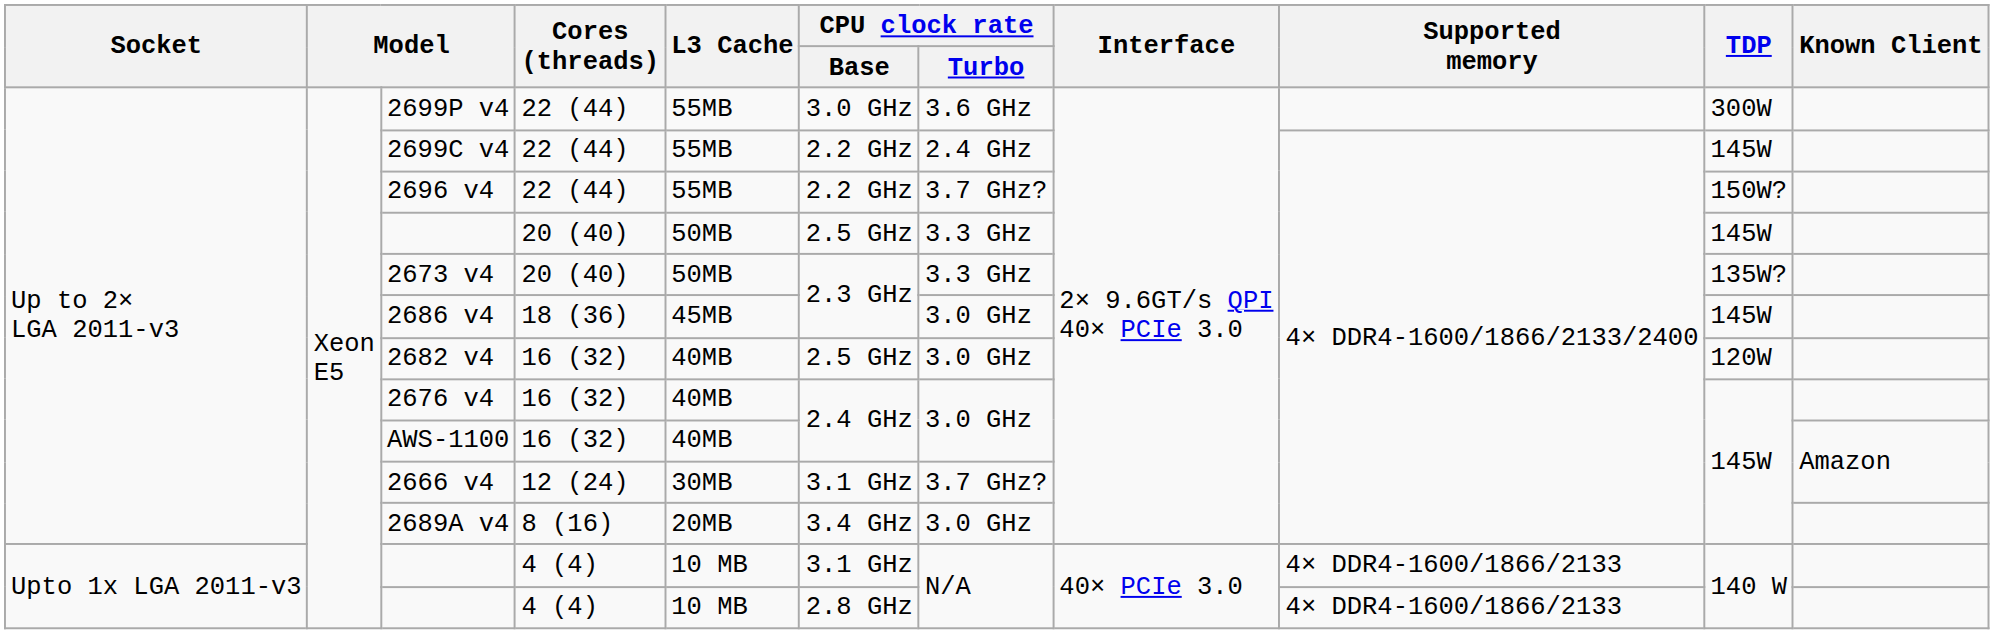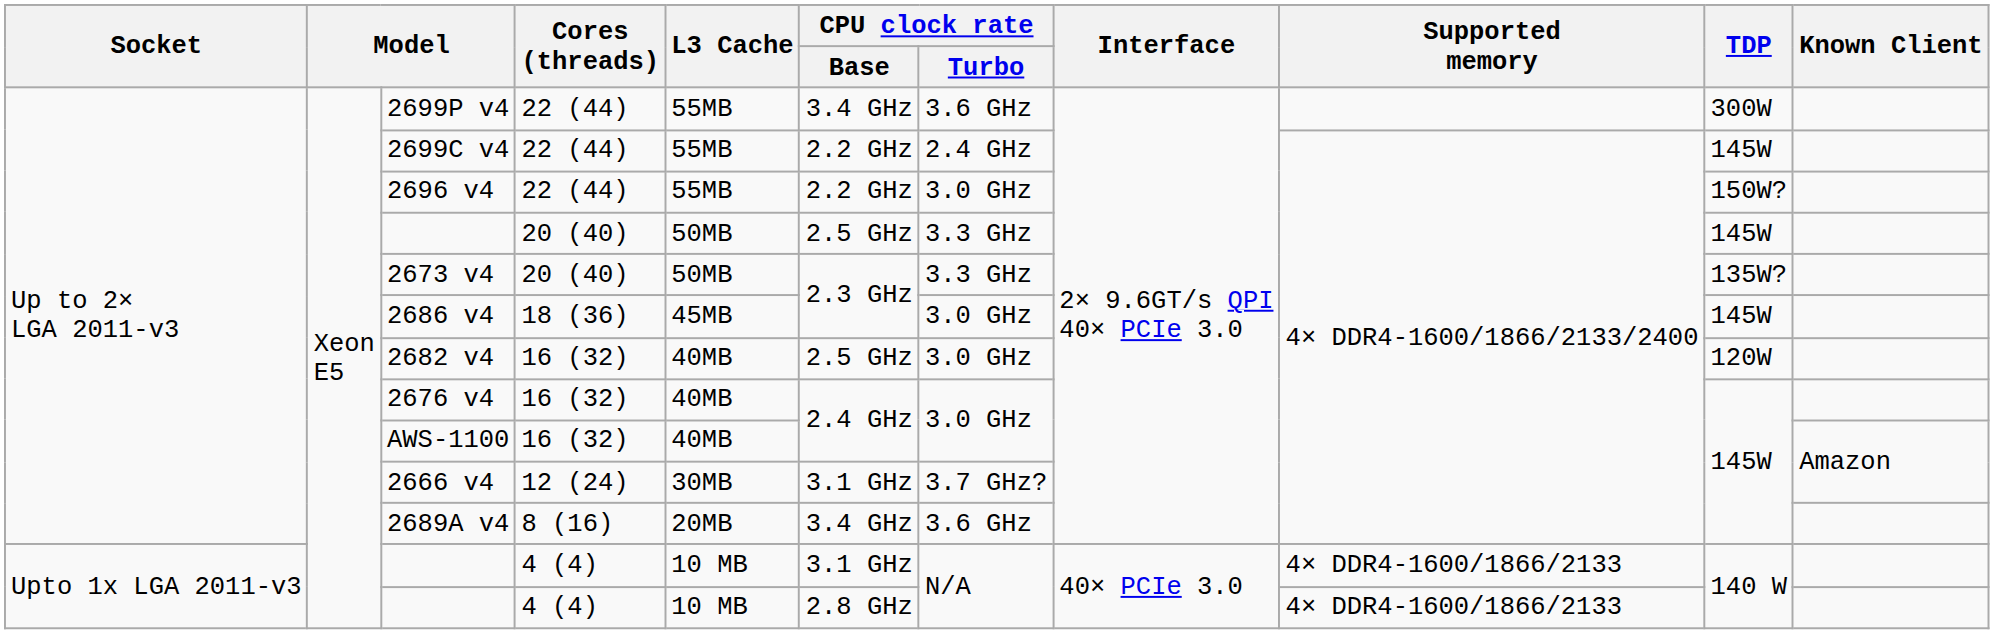(859, 109) 3.0 GHz -> (859, 109) 3.4 GHz
(986, 192) 3.7 GHz? -> (978, 192) 3.0 GHz
(978, 524) 3.0 GHz -> (978, 524) 3.6 GHz
